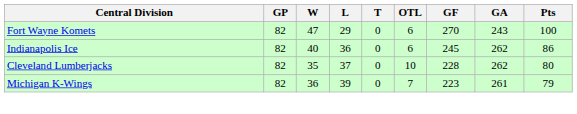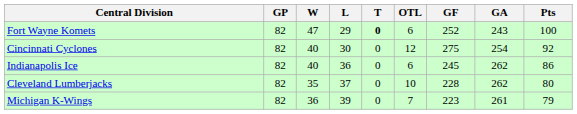(378, 30) normal -> (378, 30) bold
(451, 30) 270 -> (451, 30) 252
+ row: (52, 48)
